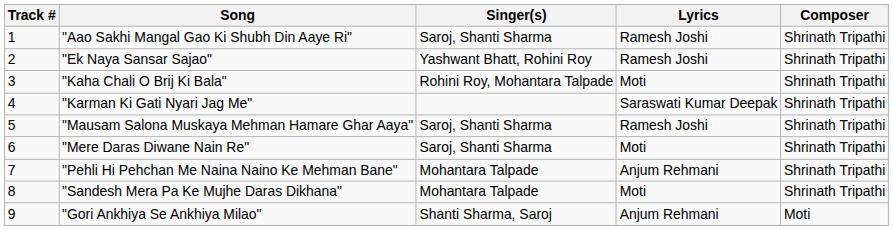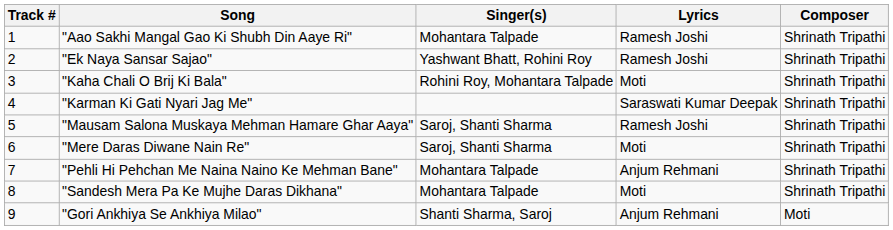(486, 37) Saroj, Shanti Sharma -> (479, 37) Mohantara Talpade
